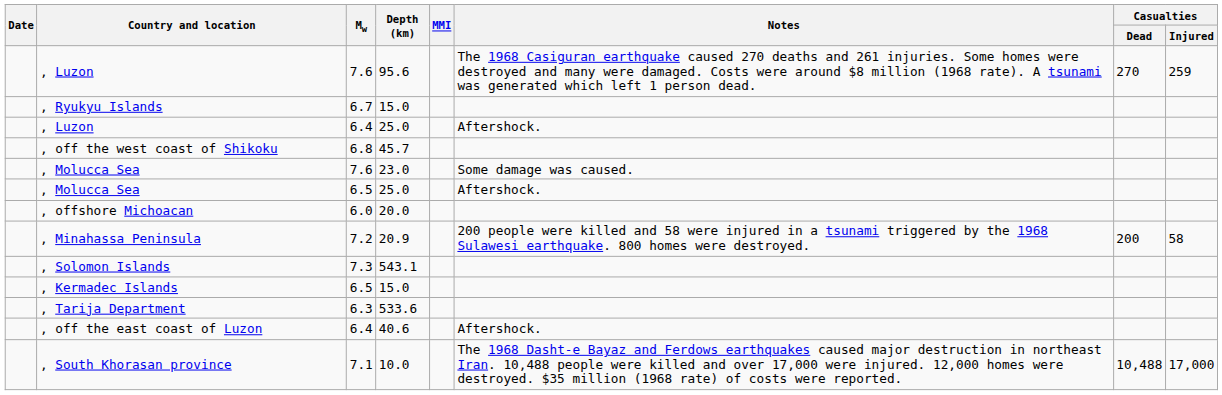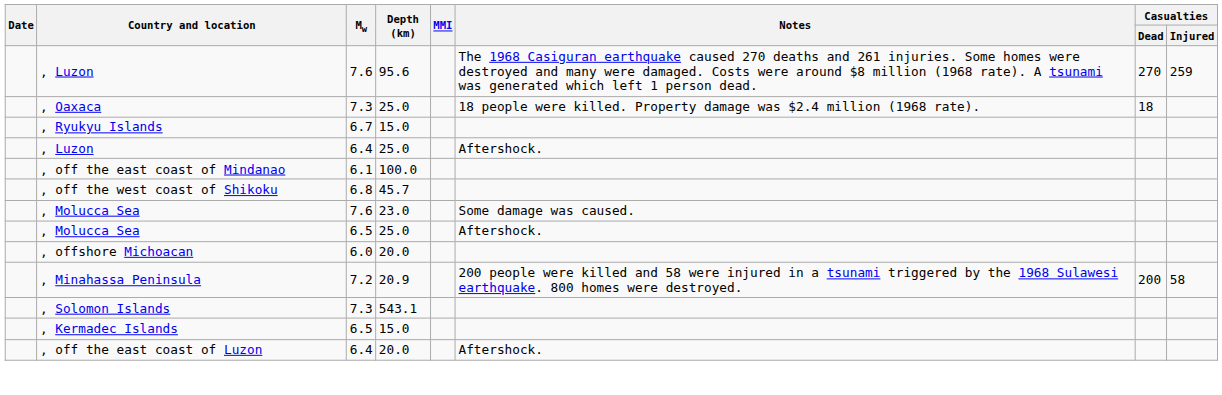+ row: (71, 107)
+ row: (163, 169)
- row: (113, 308)
(394, 329) 40.6 -> (394, 350) 20.0
- row: (136, 364)
